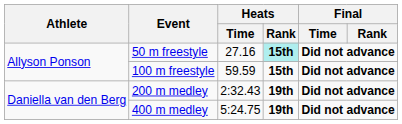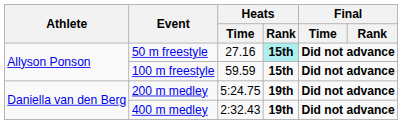(240, 91) 2:32.43 -> (240, 91) 5:24.75
(240, 110) 5:24.75 -> (240, 110) 2:32.43
